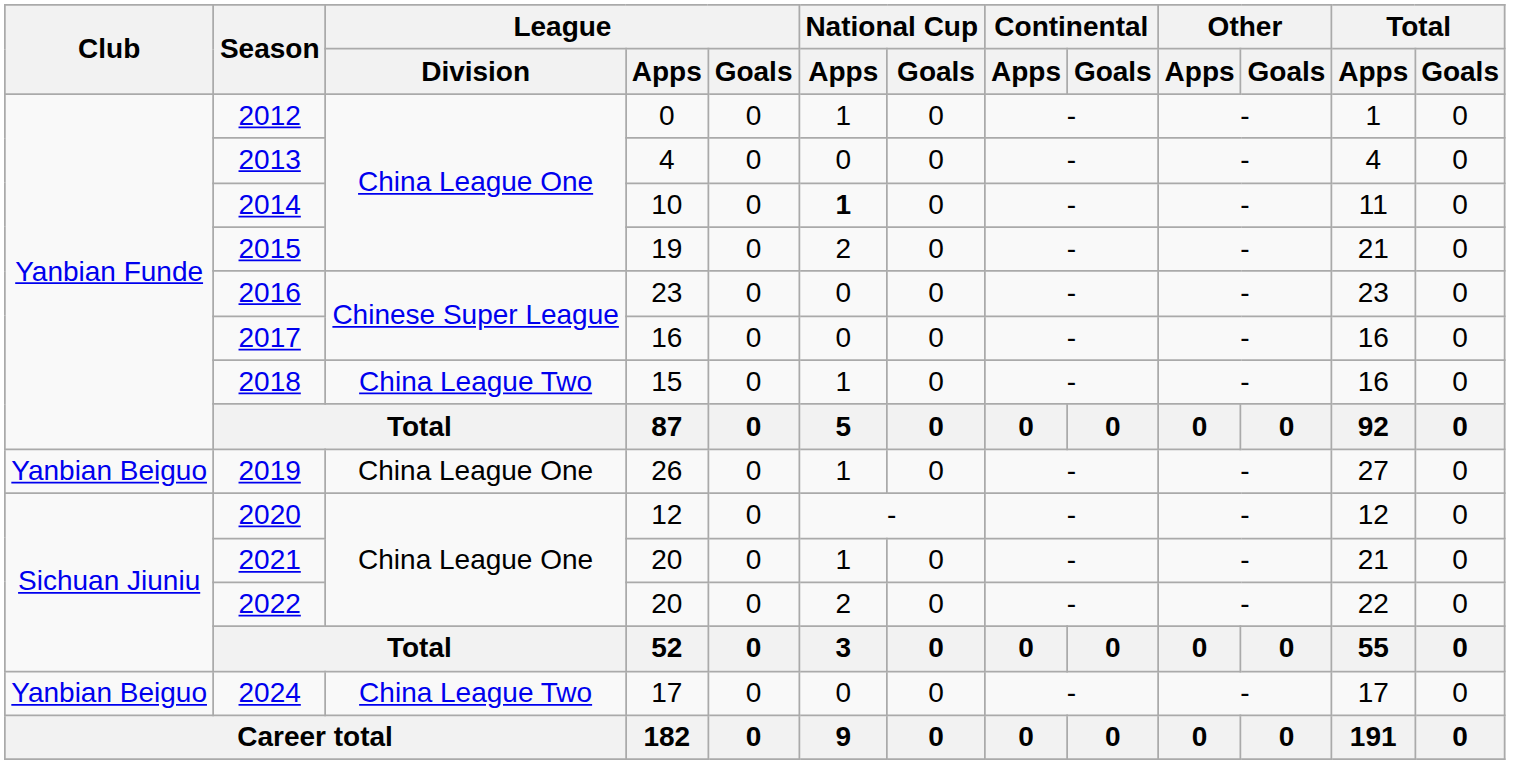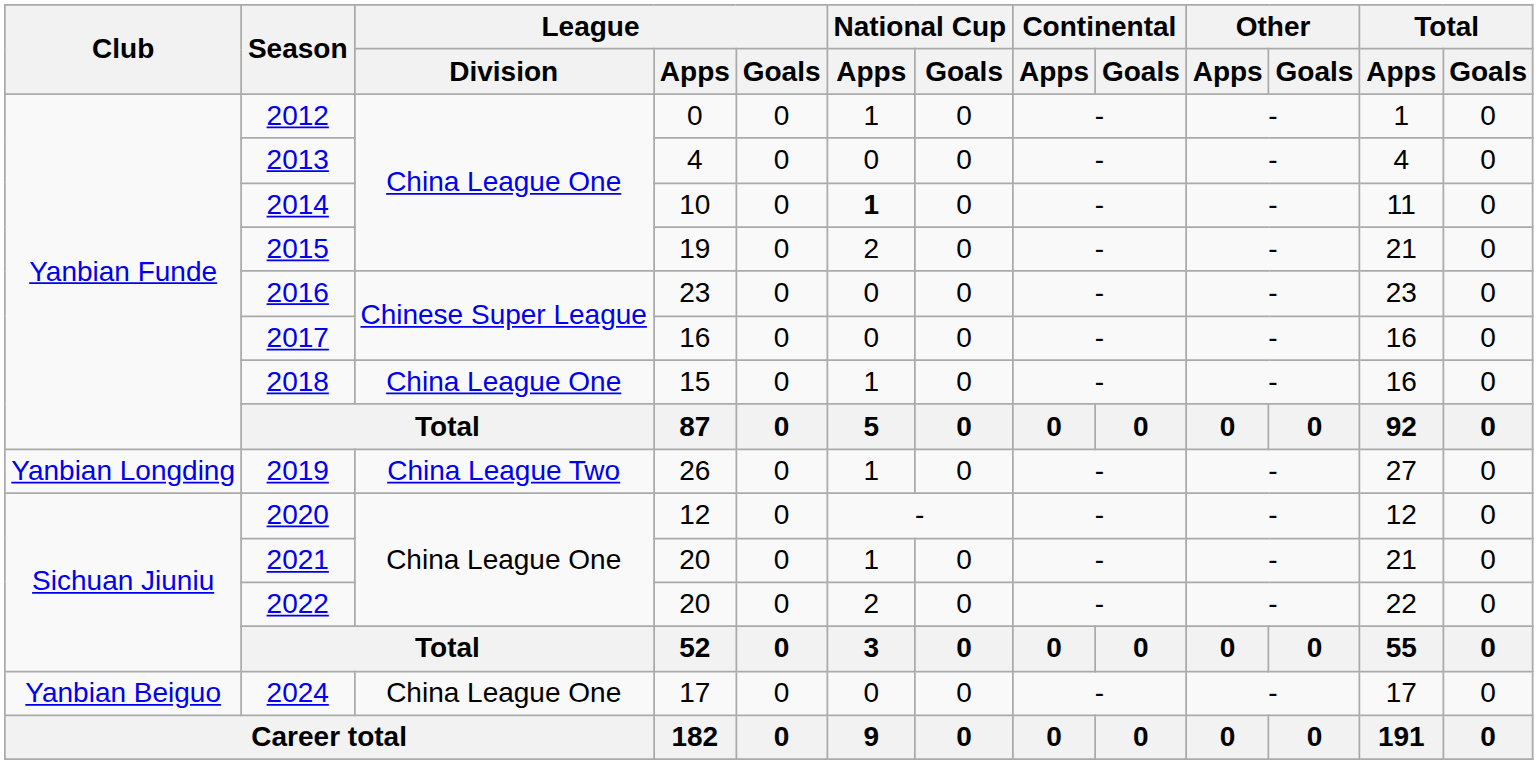(476, 381) China League Two -> (504, 381) China League One
(109, 470) Yanbian Beiguo -> (123, 470) Yanbian Longding
(476, 470) China League One -> (504, 470) China League Two
(476, 692) China League Two -> (504, 692) China League One
